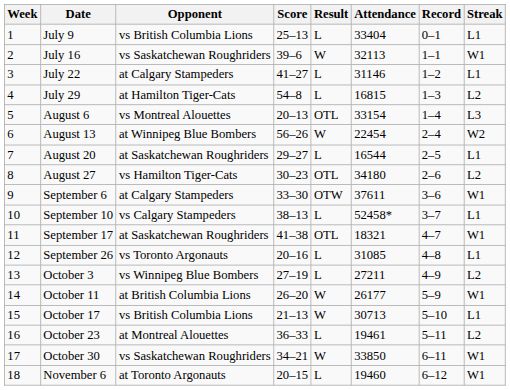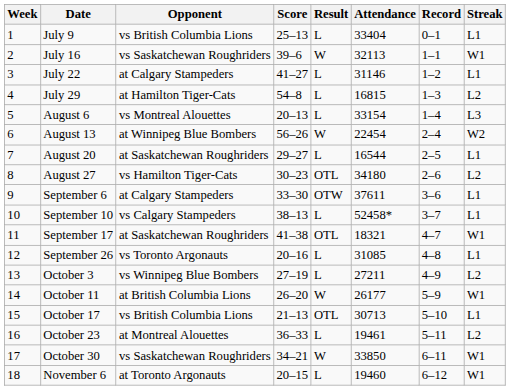(326, 114) OTL -> (318, 114) L
(476, 194) W1 -> (474, 194) L1
(320, 315) W -> (326, 315) OTL
